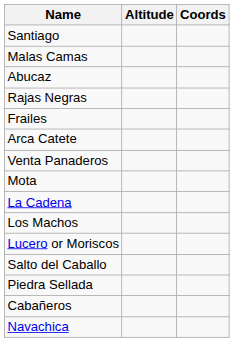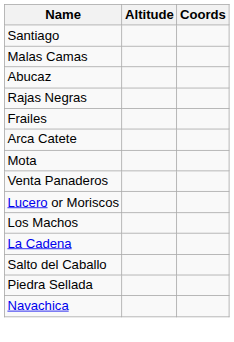rows swapped: (22, 181) <-> (58, 160)
rows swapped: (63, 243) <-> (40, 202)
- row: (40, 306)
